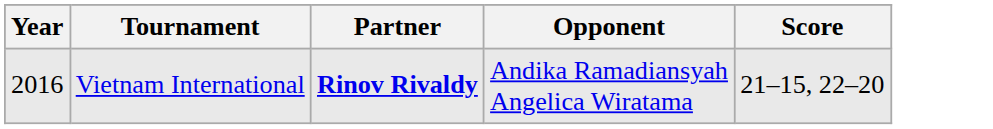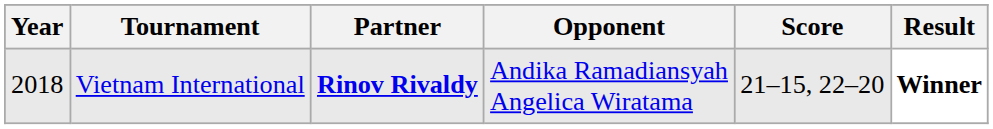+ column: (939, 26)
(37, 85) 2016 -> (37, 85) 2018
